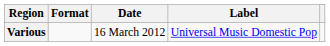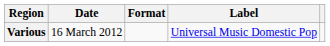columns swapped: (130, 13) <-> (70, 13)
